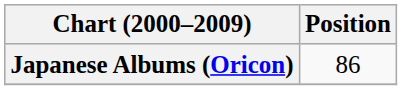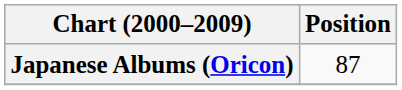(348, 63) 86 -> (348, 63) 87
